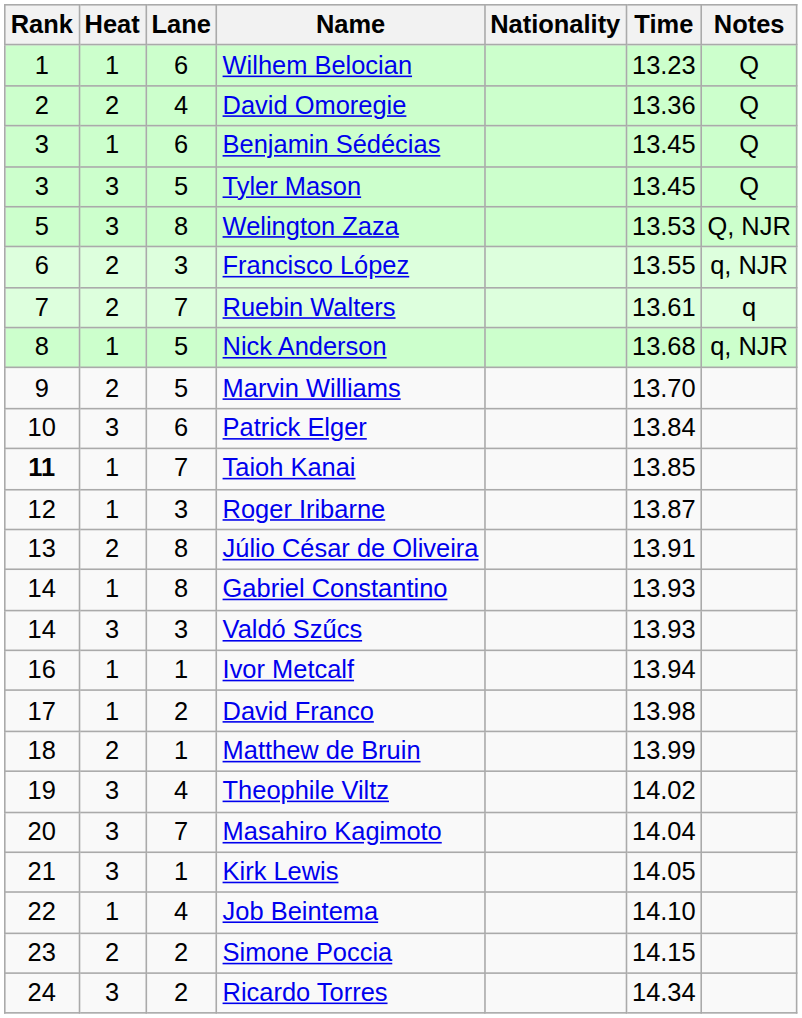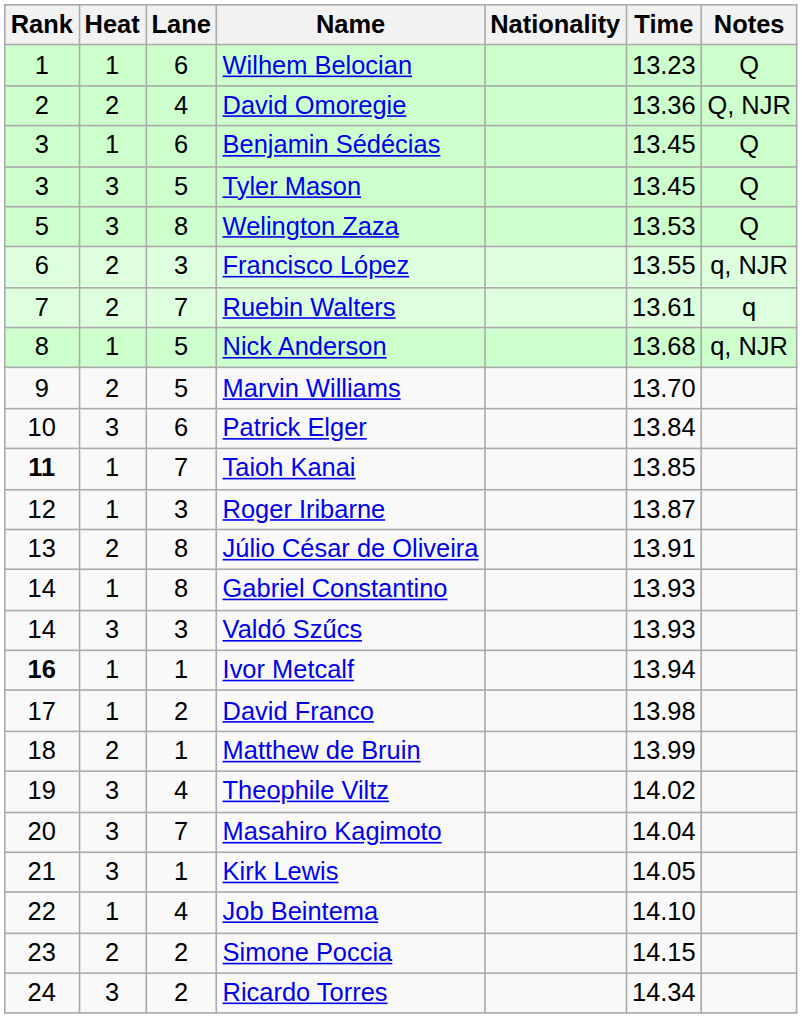(749, 105) Q -> (749, 105) Q, NJR
(749, 226) Q, NJR -> (749, 226) Q
(42, 670) normal -> (42, 670) bold
